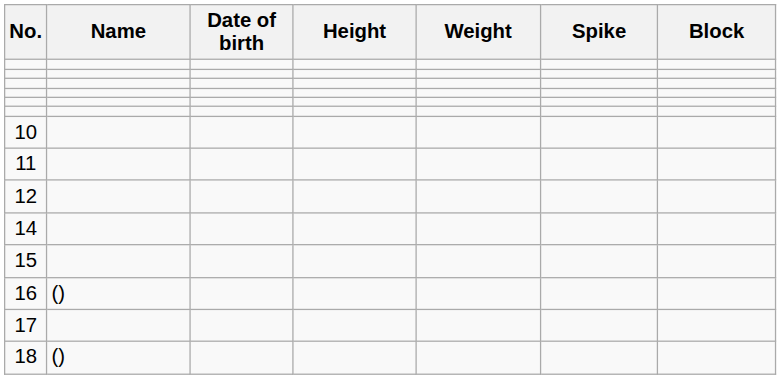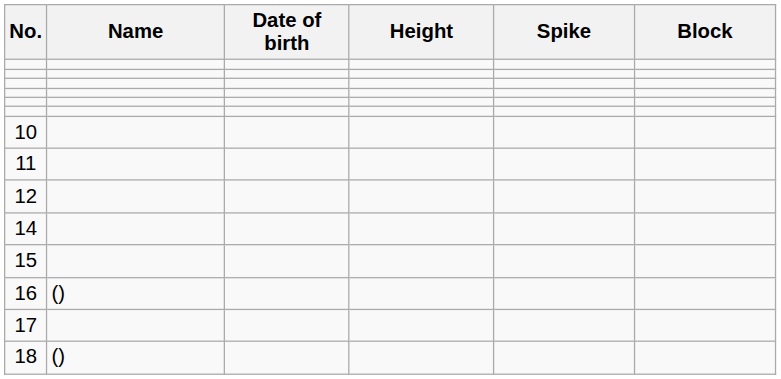- column: (478, 32)
